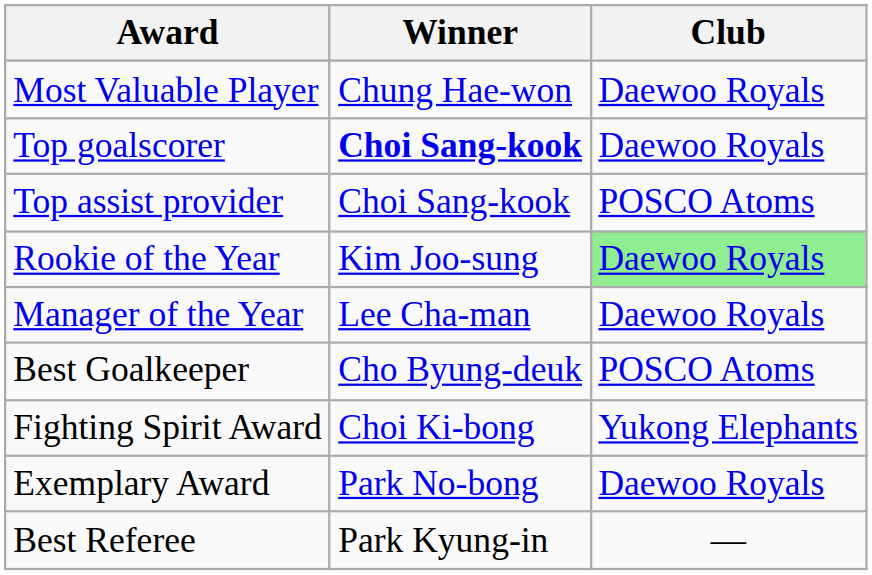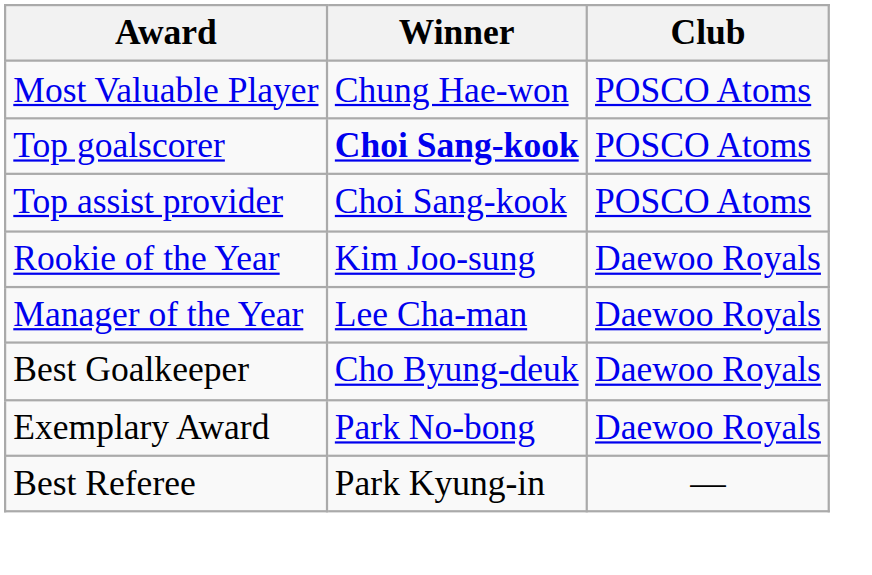(711, 88) Daewoo Royals -> (703, 88) POSCO Atoms
(711, 145) Daewoo Royals -> (703, 145) POSCO Atoms
(711, 257) lightgreen background -> (708, 257) no background
(706, 370) POSCO Atoms -> (708, 370) Daewoo Royals
- row: (168, 426)
